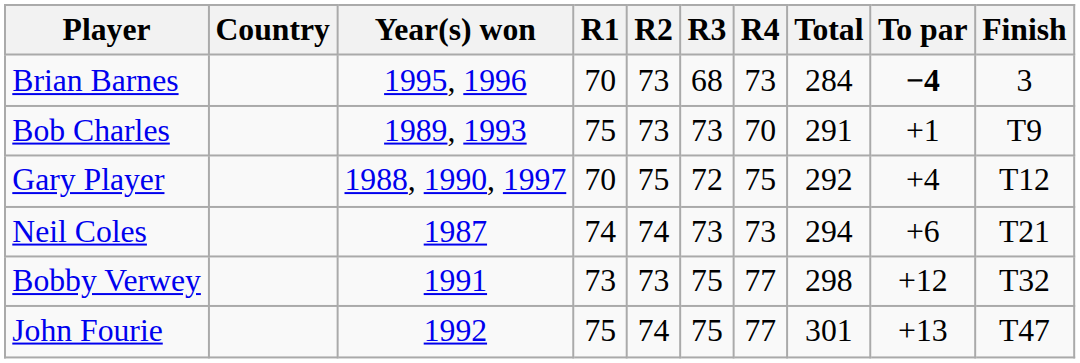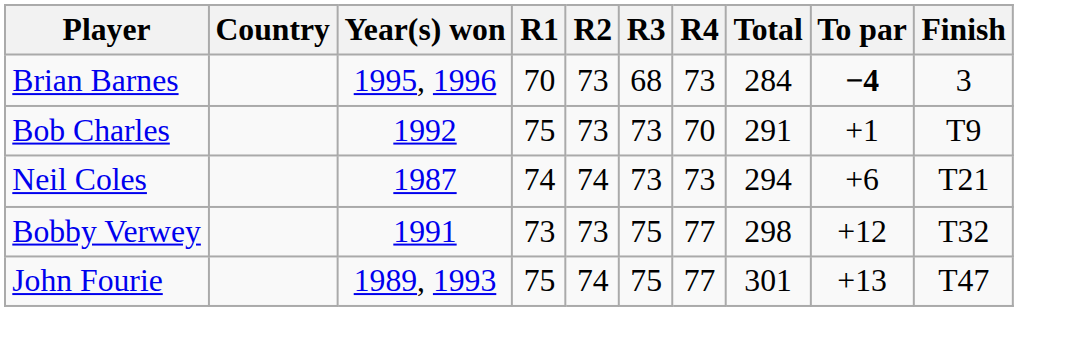(455, 130) 1989, 1993 -> (425, 130) 1992
- row: (88, 180)
(455, 331) 1992 -> (425, 280) 1989, 1993
